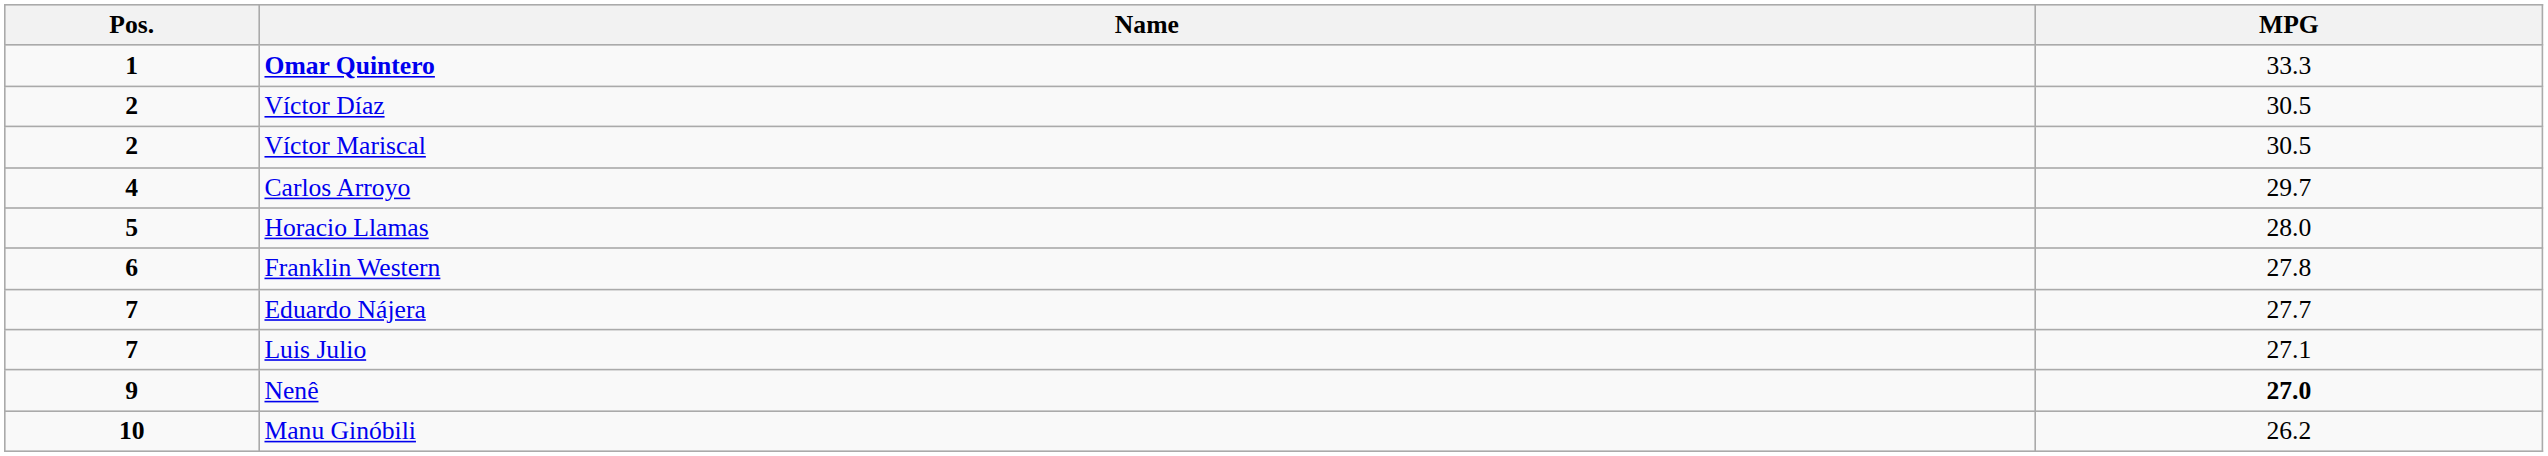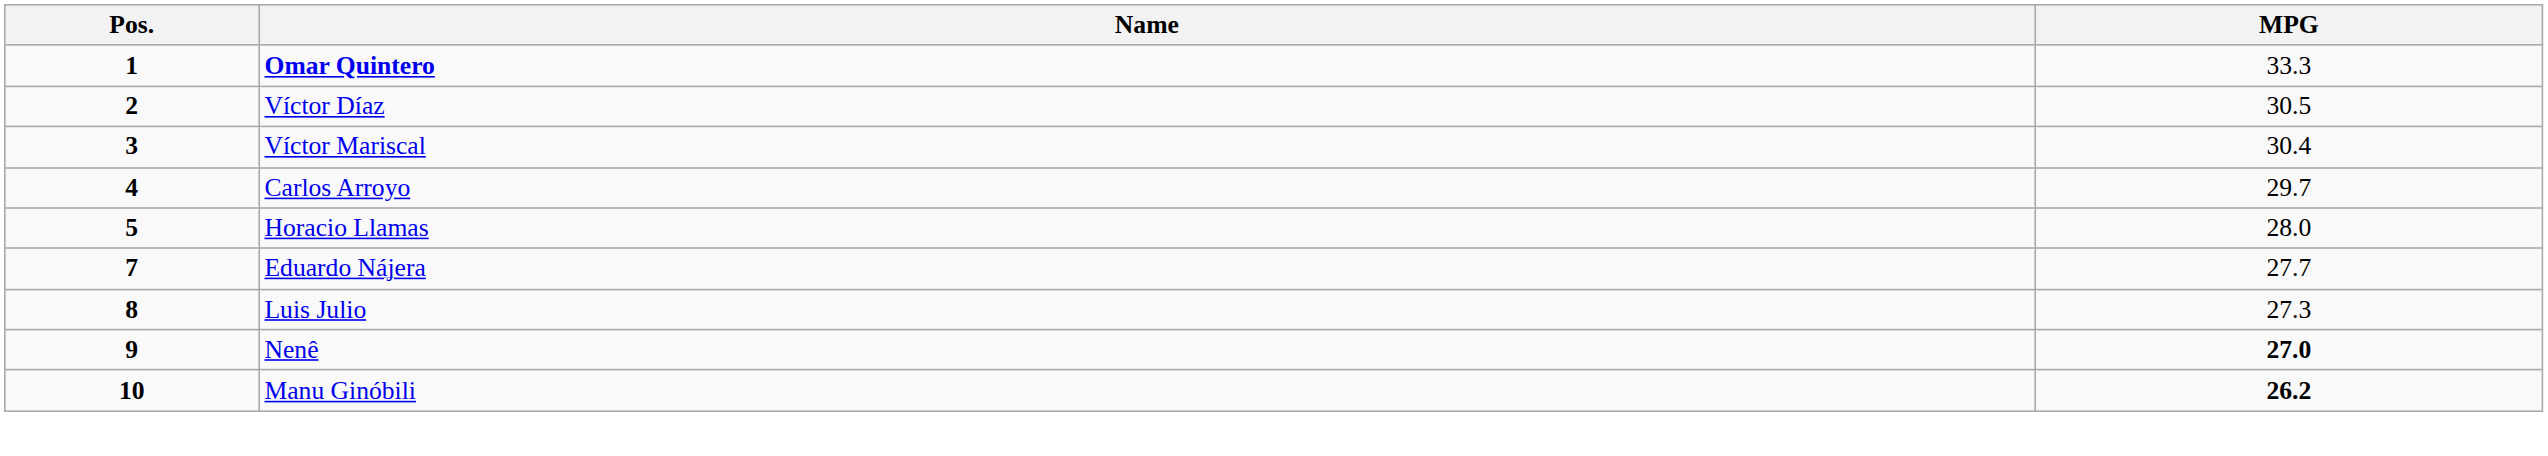(132, 146) 2 -> (132, 146) 3
(2289, 146) 30.5 -> (2289, 146) 30.4
- row: (352, 268)
(132, 349) 7 -> (132, 308) 8
(2289, 349) 27.1 -> (2289, 308) 27.3
(2289, 430) normal -> (2289, 390) bold
